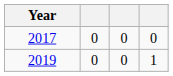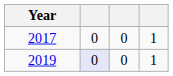(154, 37) 0 -> (154, 37) 1
(95, 60) no background -> (95, 60) lavender background
